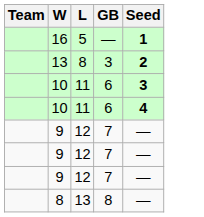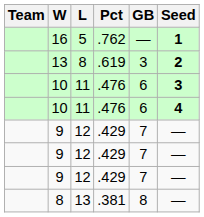+ column: (111, 16)
